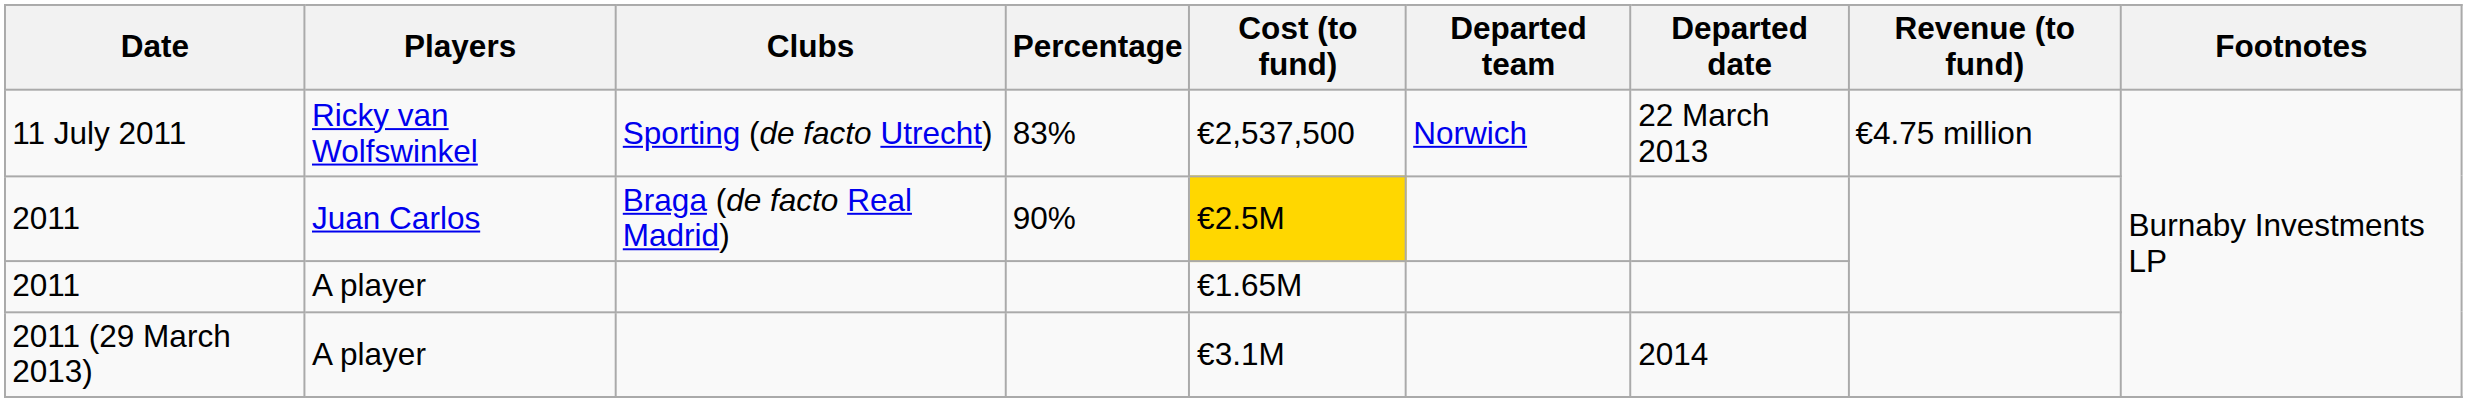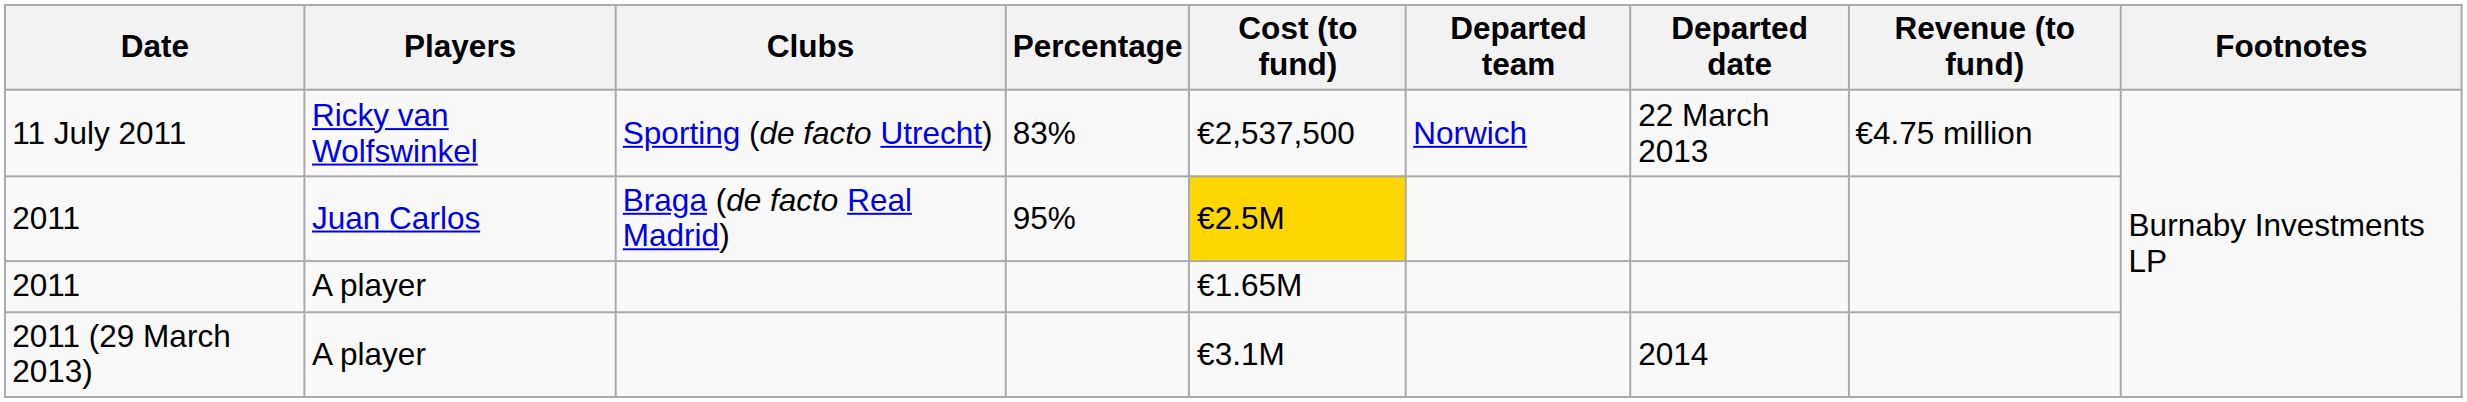(1044, 218) 90% -> (1044, 218) 95%
